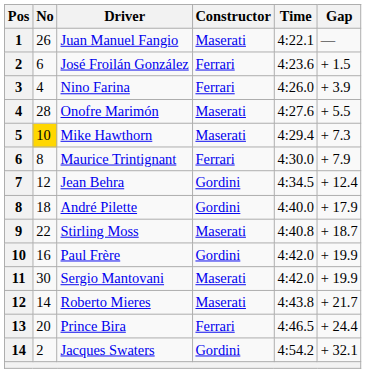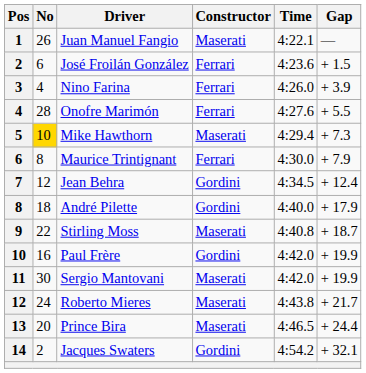(221, 111) Maserati -> (215, 111) Ferrari
(43, 302) 14 -> (43, 302) 24
(215, 326) Ferrari -> (221, 326) Maserati
